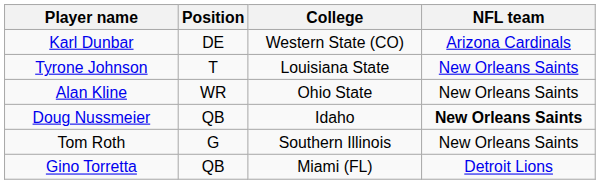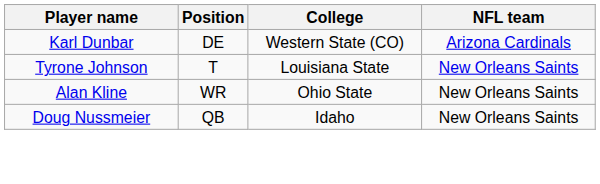(509, 117) bold -> (509, 117) normal
- row: (91, 142)
- row: (91, 167)
